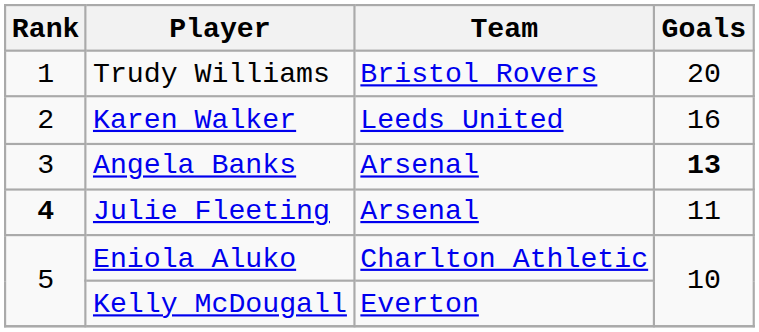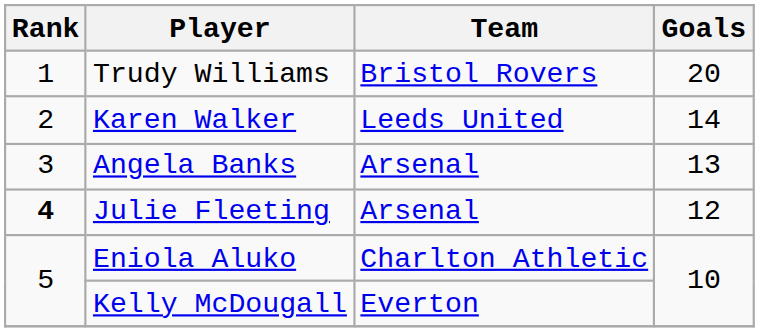(704, 120) 16 -> (704, 120) 14
(704, 166) bold -> (704, 166) normal
(704, 212) 11 -> (704, 212) 12
